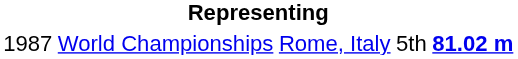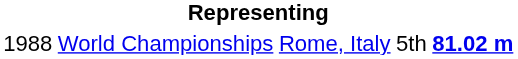(28, 43) 1987 -> (28, 43) 1988
